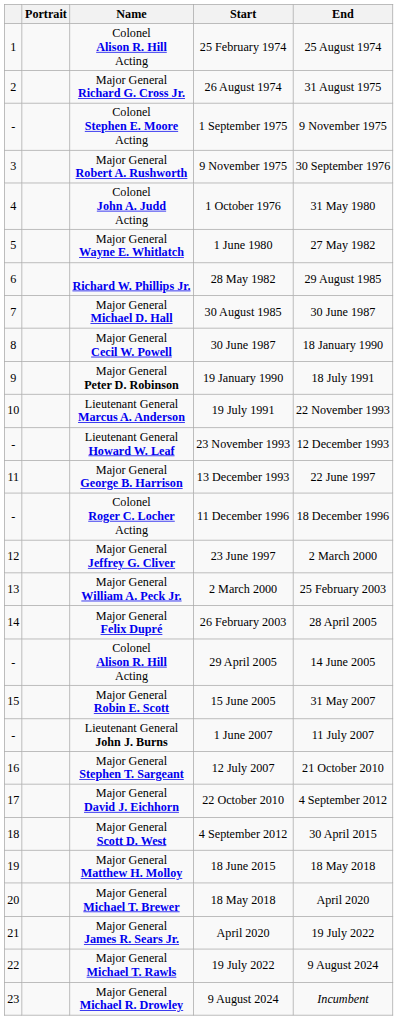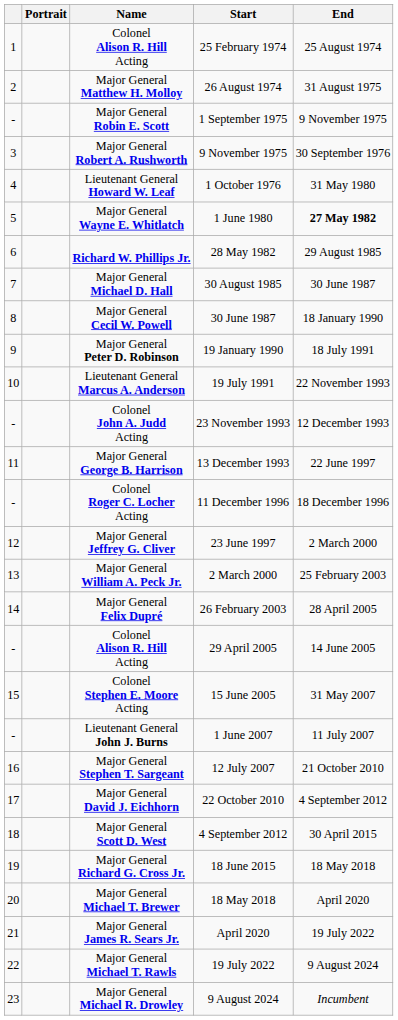(131, 86) Major General Richard G. Cross Jr. -> (131, 86) Major General Matthew H. Molloy
(131, 126) Colonel Stephen E. Moore Acting -> (131, 119) Major General Robin E. Scott
(131, 206) Colonel John A. Judd Acting -> (131, 185) Lieutenant General Howard W. Leaf
(343, 246) normal -> (343, 218) bold
(131, 443) Lieutenant General Howard W. Leaf -> (131, 423) Colonel John A. Judd Acting
(131, 702) Major General Robin E. Scott -> (131, 695) Colonel Stephen E. Moore Acting
(131, 866) Major General Matthew H. Molloy -> (131, 866) Major General Richard G. Cross Jr.
